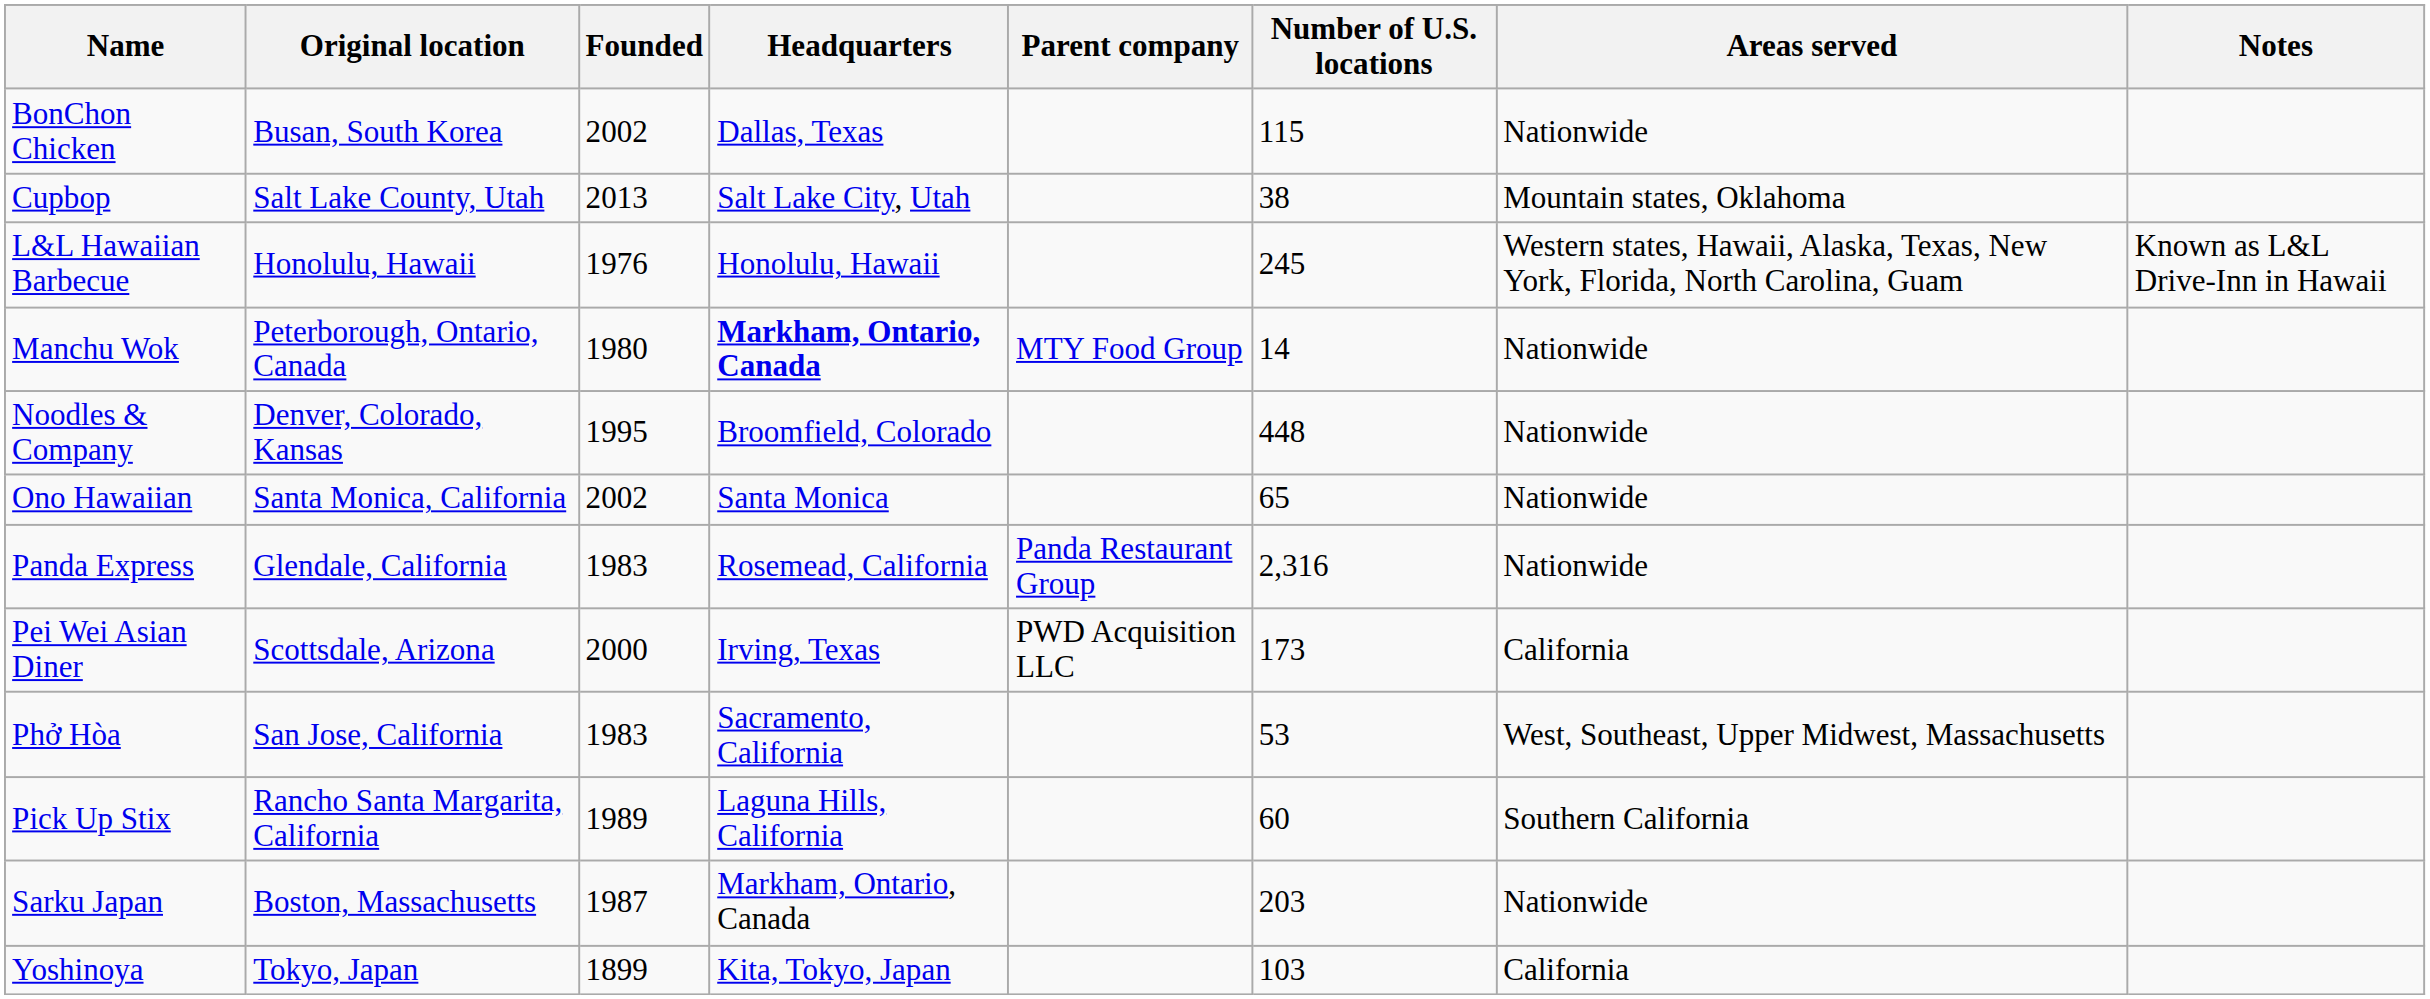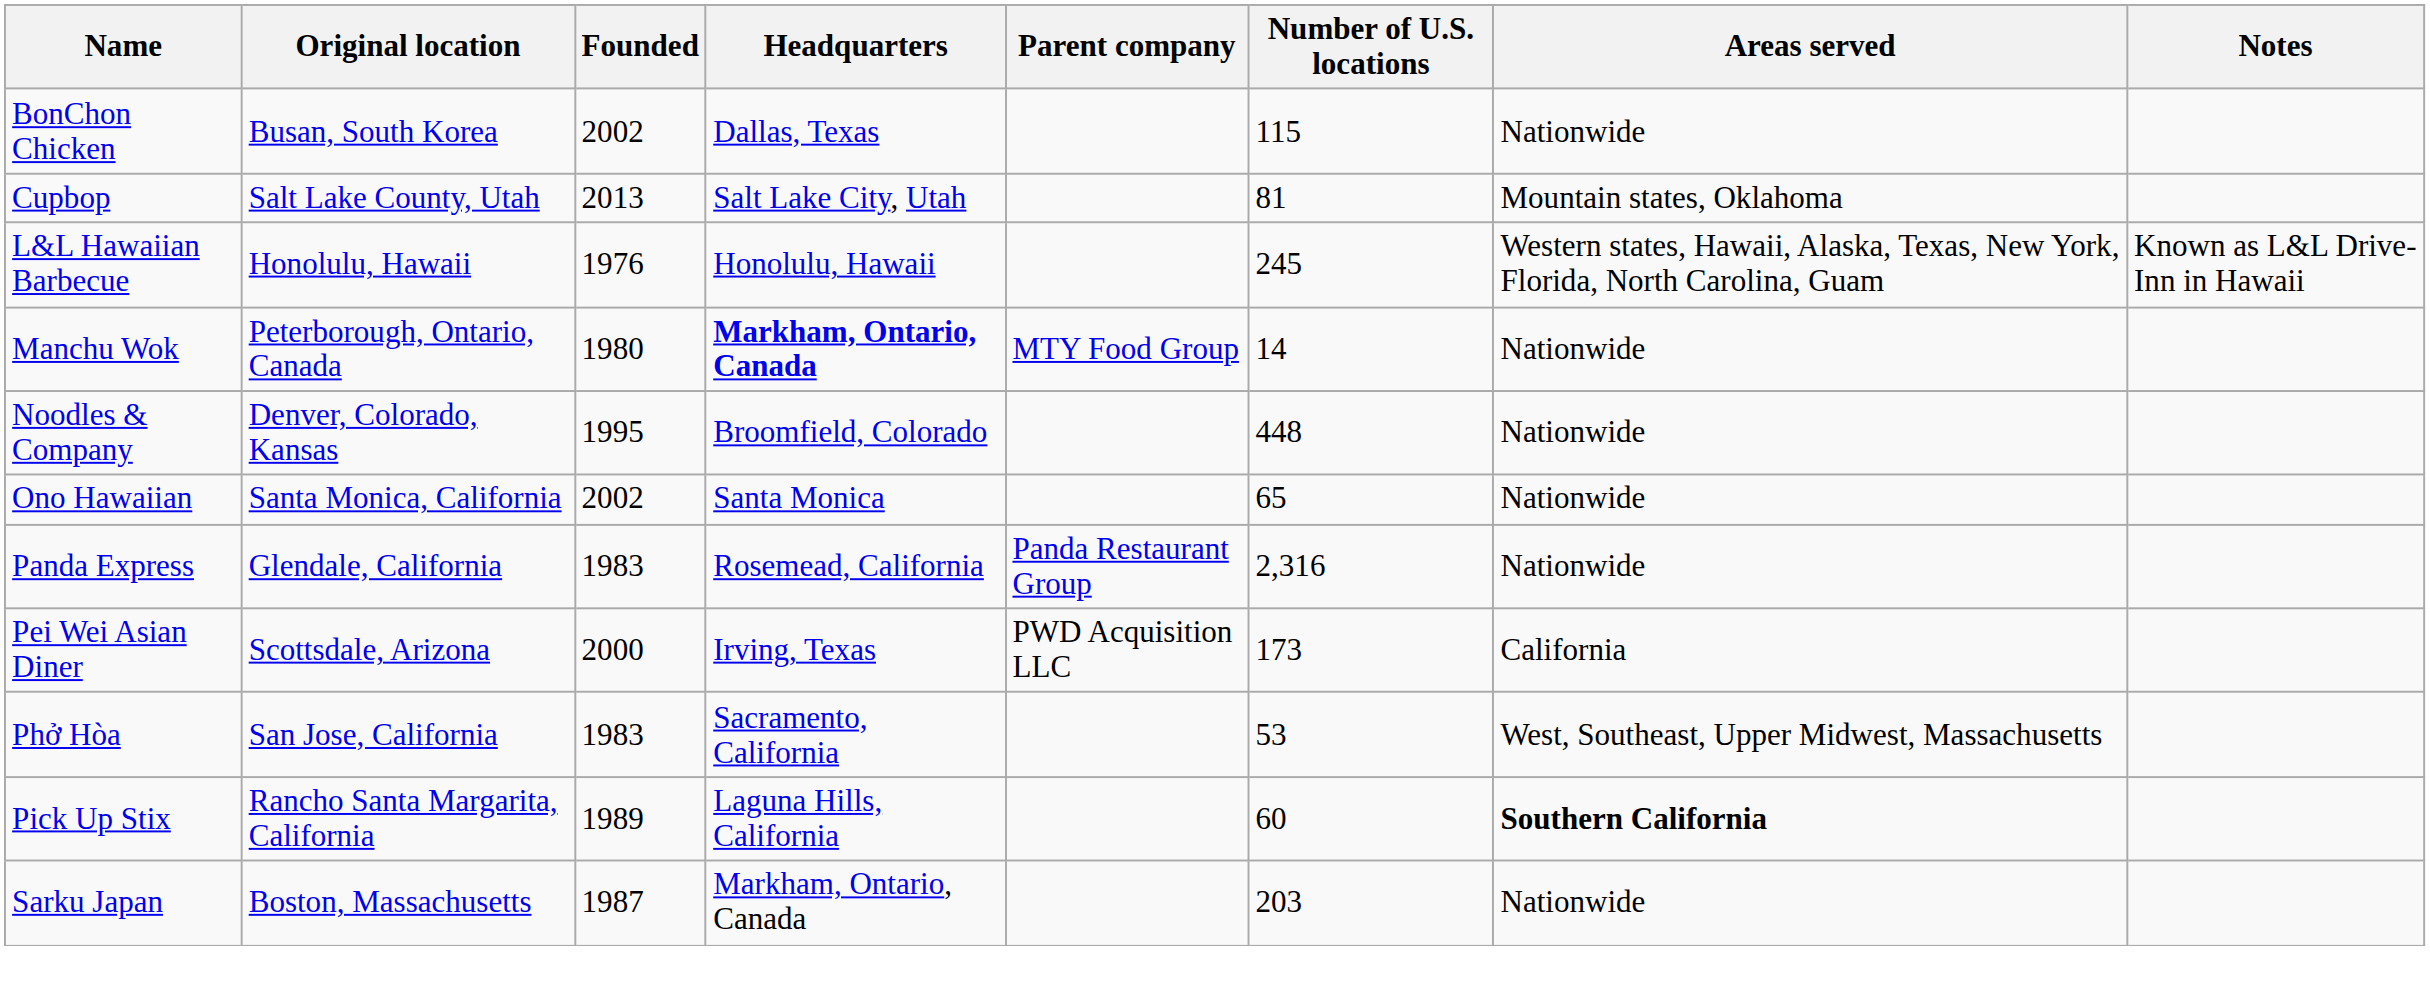(1274, 197) 38 -> (1271, 197) 81
(1626, 818) normal -> (1634, 818) bold
- row: (78, 969)
